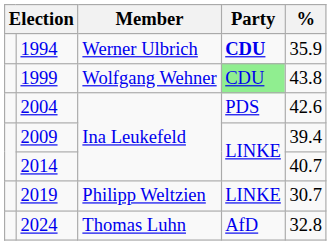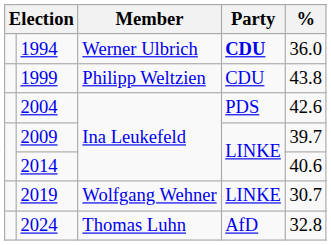(306, 48) 35.9 -> (306, 48) 36.0
(150, 78) Wolfgang Wehner -> (144, 78) Philipp Weltzien
(245, 78) lightgreen background -> (245, 78) no background
(306, 136) 39.4 -> (306, 136) 39.7
(306, 166) 40.7 -> (306, 166) 40.6
(144, 195) Philipp Weltzien -> (150, 195) Wolfgang Wehner
